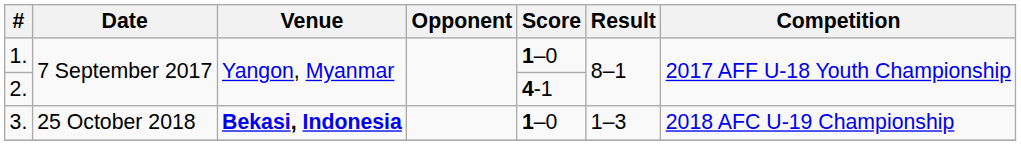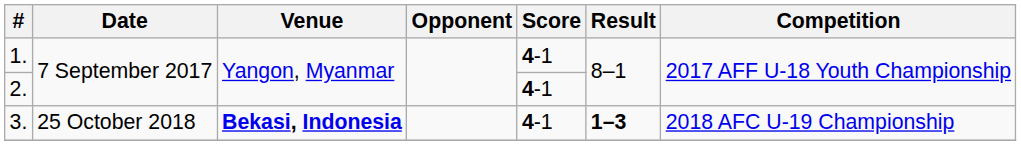(540, 55) 1–0 -> (537, 55) 4-1
(540, 122) 1–0 -> (537, 122) 4-1
(609, 122) normal -> (609, 122) bold
